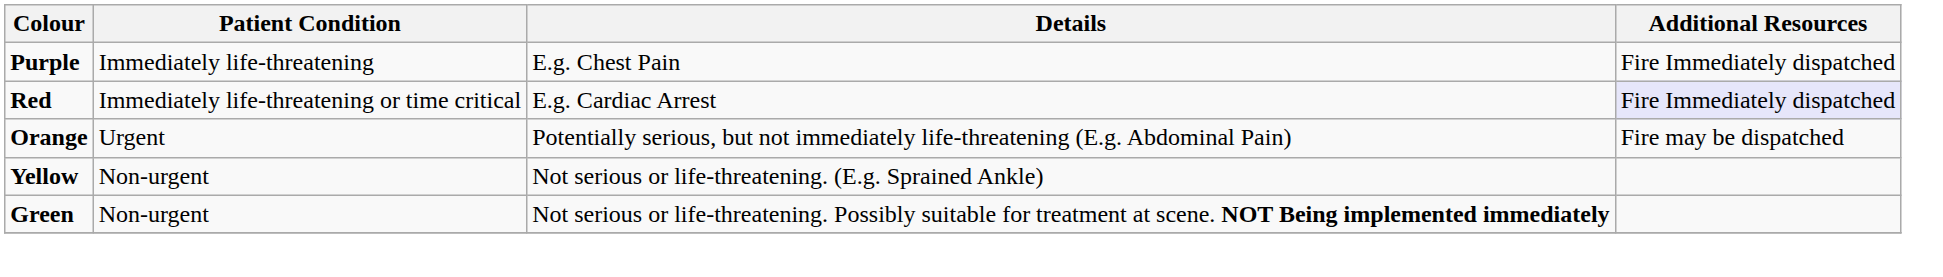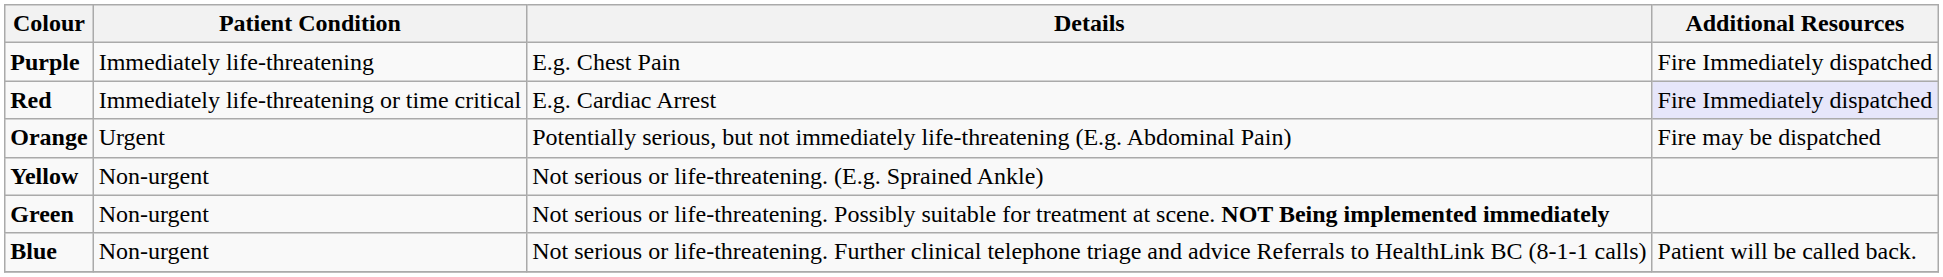+ row: (34, 251)
